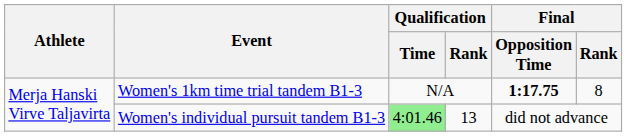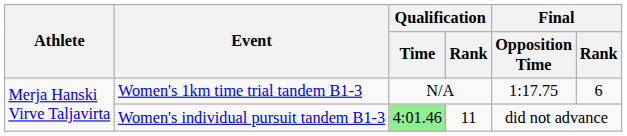(534, 91) bold -> (534, 91) normal
(599, 91) 8 -> (599, 91) 6
(469, 118) 13 -> (469, 118) 11
